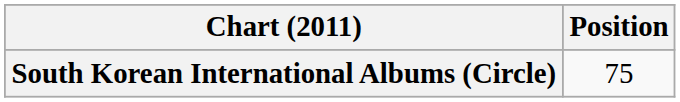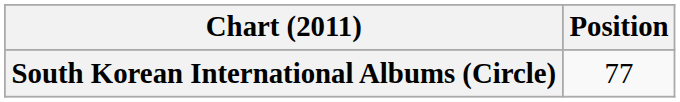(619, 73) 75 -> (619, 73) 77
